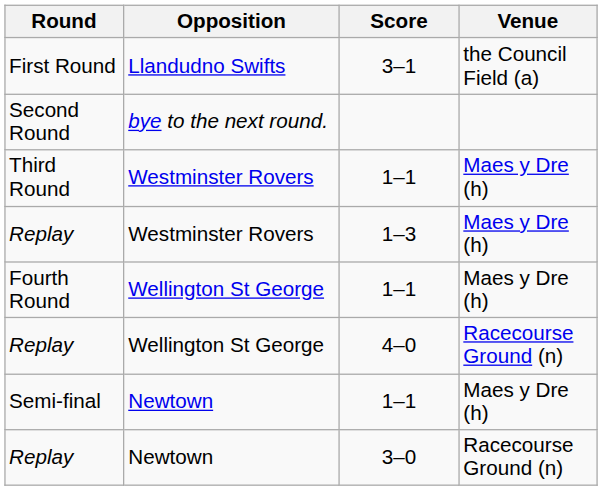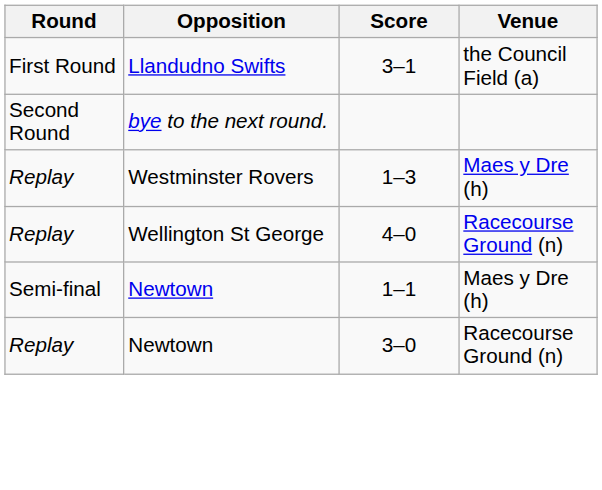- row: (39, 177)
- row: (39, 289)
